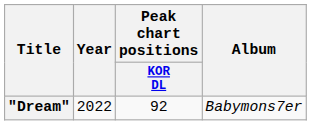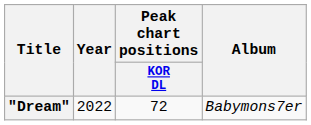(159, 108) 92 -> (159, 108) 72
